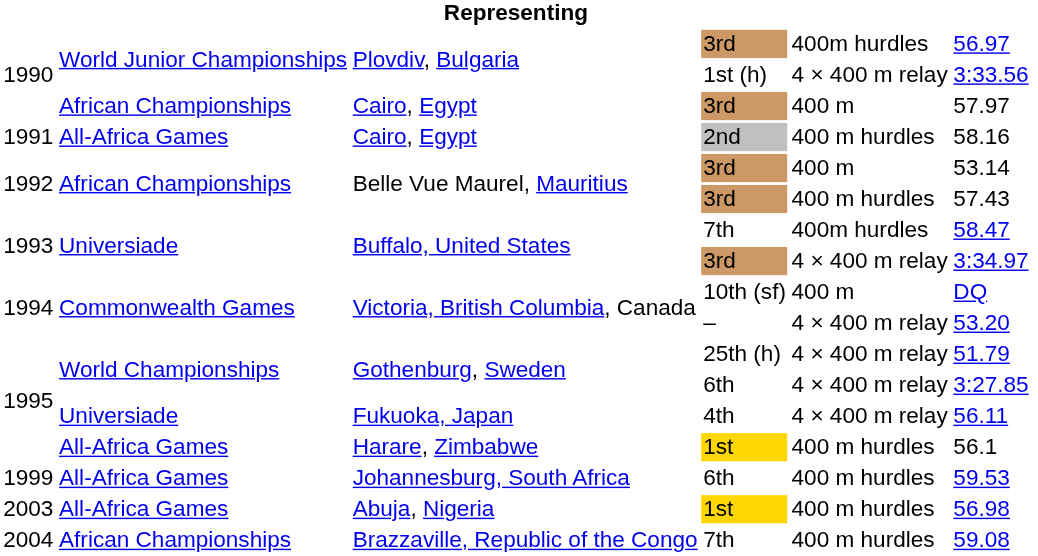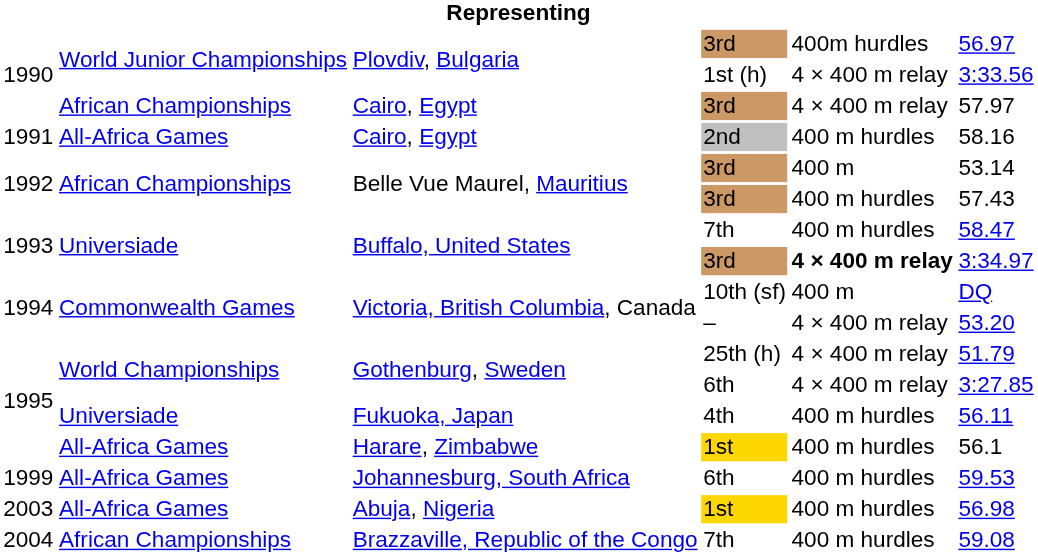(823, 105) 400 m -> (870, 105) 4 × 400 m relay
(860, 229) 400m hurdles -> (863, 229) 400 m hurdles
(870, 260) normal -> (872, 260) bold
(870, 415) 4 × 400 m relay -> (863, 415) 400 m hurdles
